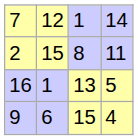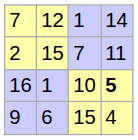(79, 53) 8 -> (79, 53) 7
(85, 85) 13 -> (85, 85) 10
(111, 85) normal -> (111, 85) bold
